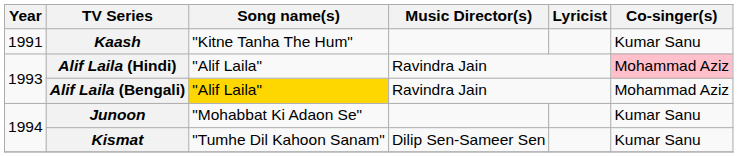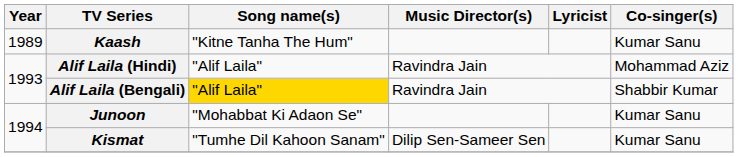(25, 41) 1991 -> (25, 41) 1989
(672, 66) pink background -> (672, 66) no background
(672, 90) Mohammad Aziz -> (666, 90) Shabbir Kumar
